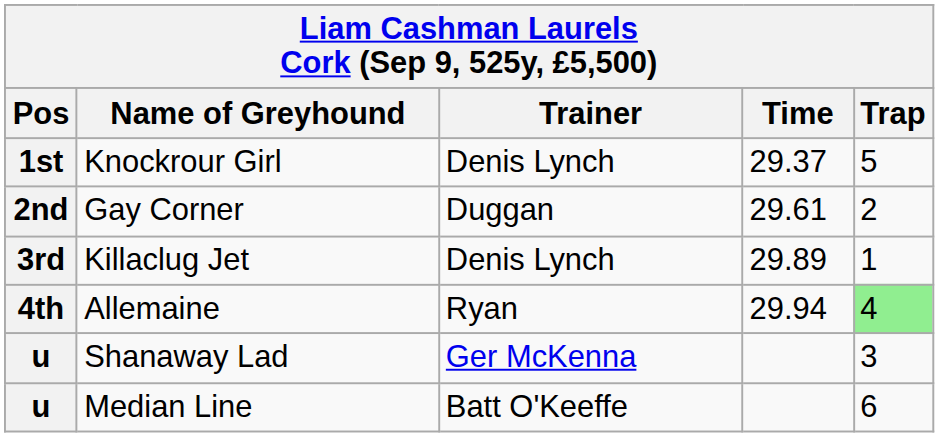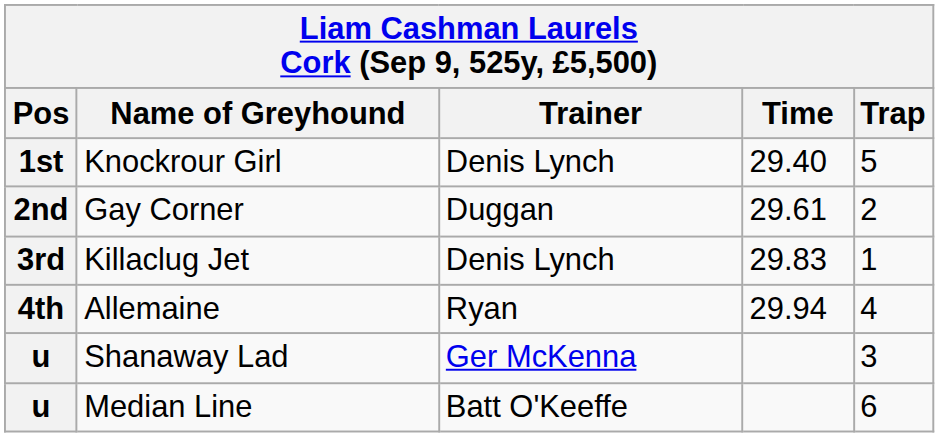(788, 161) 29.37 -> (788, 161) 29.40
(788, 259) 29.89 -> (788, 259) 29.83
(869, 308) lightgreen background -> (869, 308) no background
